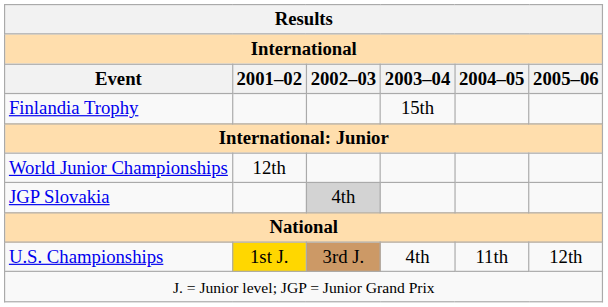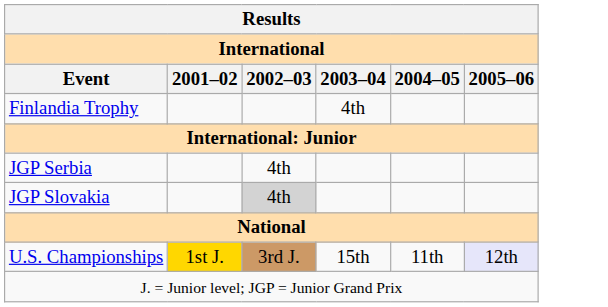(418, 108) 15th -> (353, 108) 4th
- row: (118, 167)
+ row: (50, 167)
(418, 256) 4th -> (353, 256) 15th
(566, 256) no background -> (501, 256) lavender background
